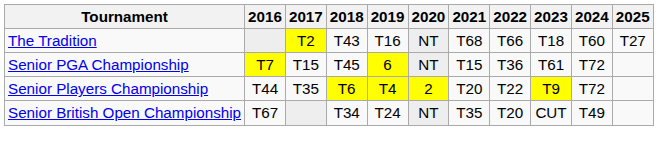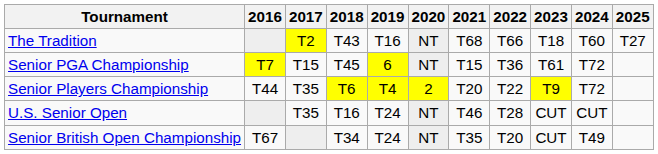+ row: (68, 113)
